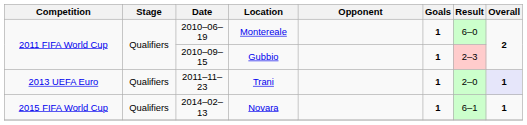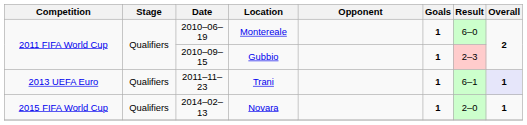(470, 82) 2–0 -> (470, 82) 6–1
(470, 108) 6–1 -> (470, 108) 2–0
